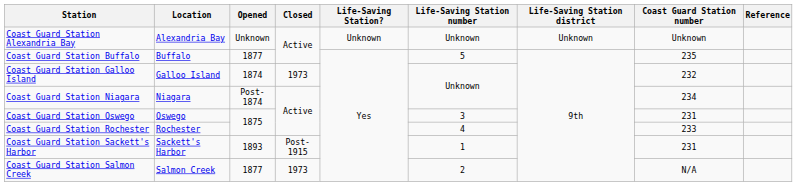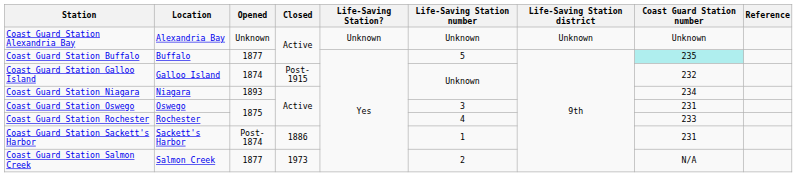(689, 57) no background -> (689, 57) paleturquoise background
(298, 75) 1973 -> (298, 75) Post-1915
(252, 97) Post-1874 -> (252, 93) 1893
(252, 147) 1893 -> (252, 138) Post-1874
(298, 147) Post-1915 -> (298, 138) 1886
